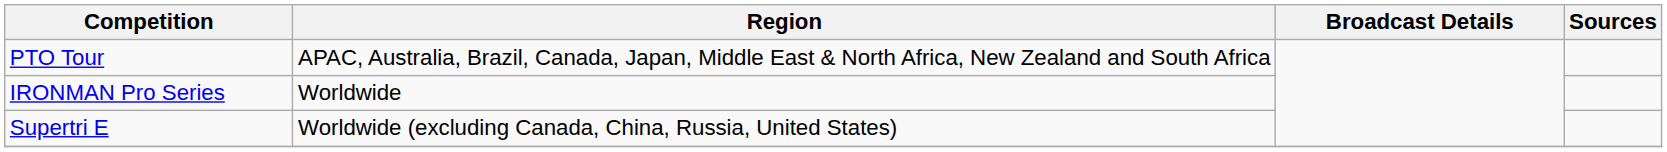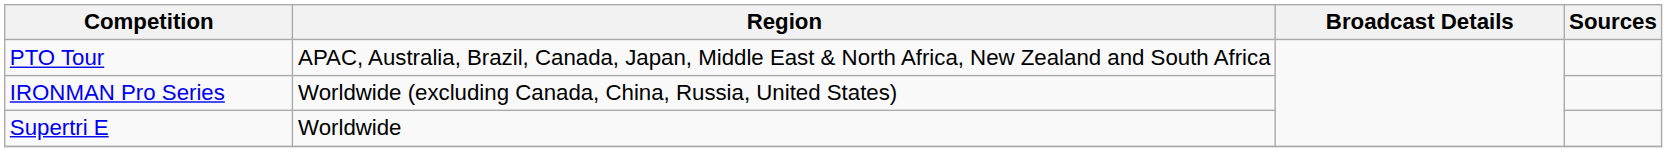(350, 92) Worldwide -> (598, 92) Worldwide (excluding Canada, China, Russia, United States)
(598, 127) Worldwide (excluding Canada, China, Russia, United States) -> (350, 127) Worldwide
